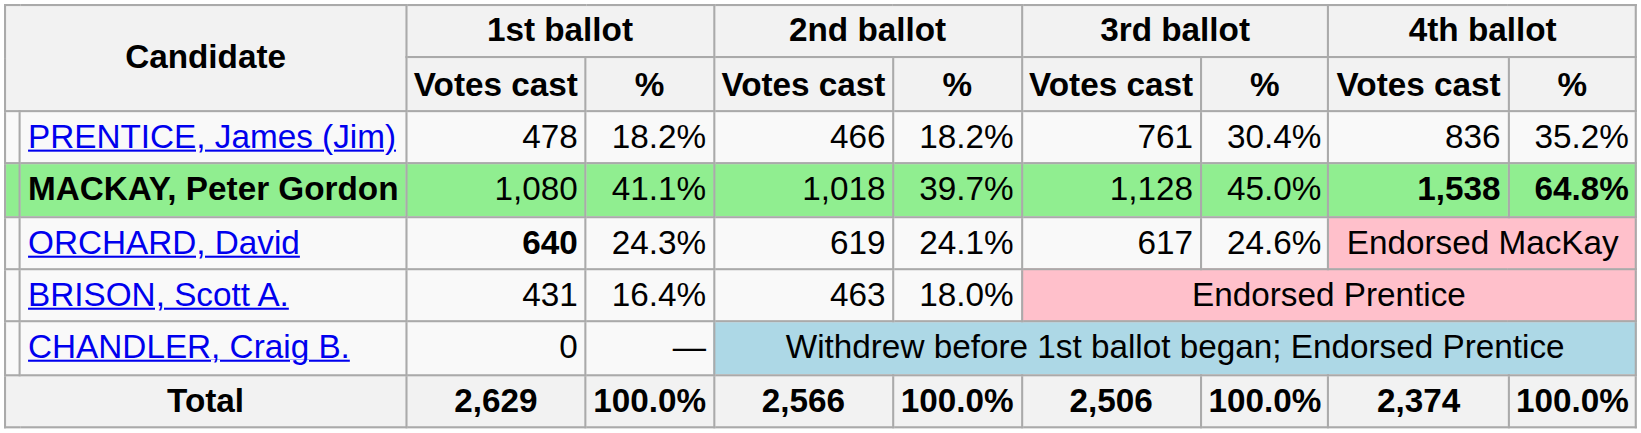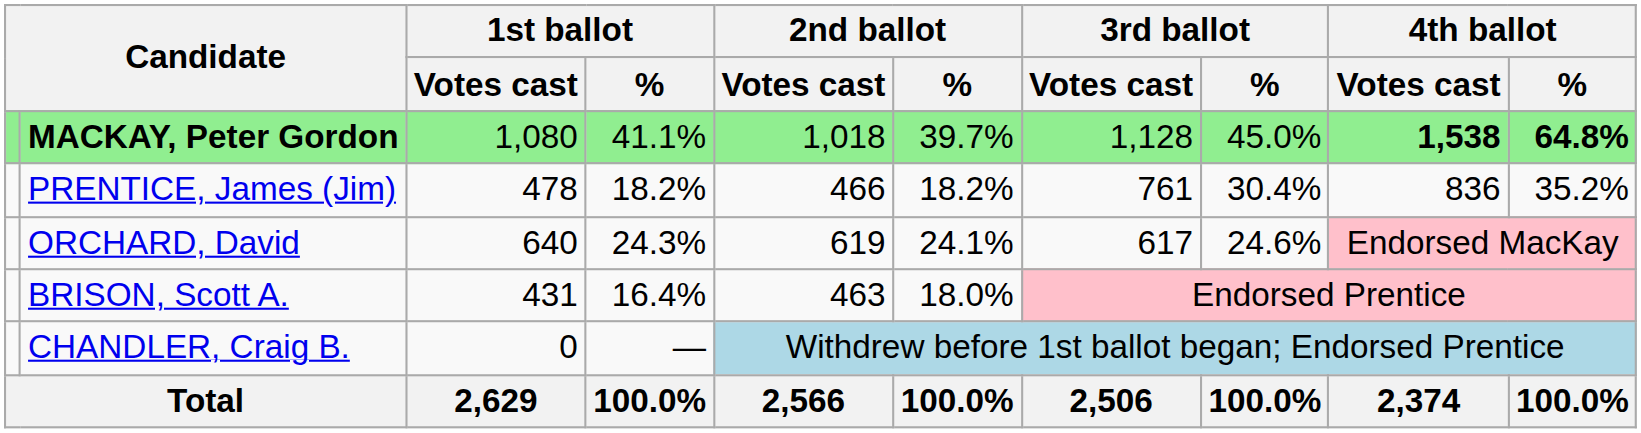rows swapped: (213, 189) <-> (212, 136)
(550, 242) bold -> (550, 242) normal
